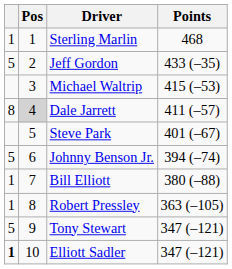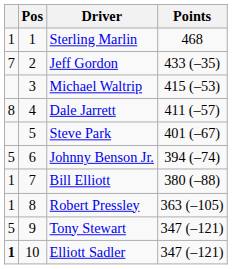(11, 63) 5 -> (11, 63) 7
(32, 110) lightgrey background -> (32, 110) no background
